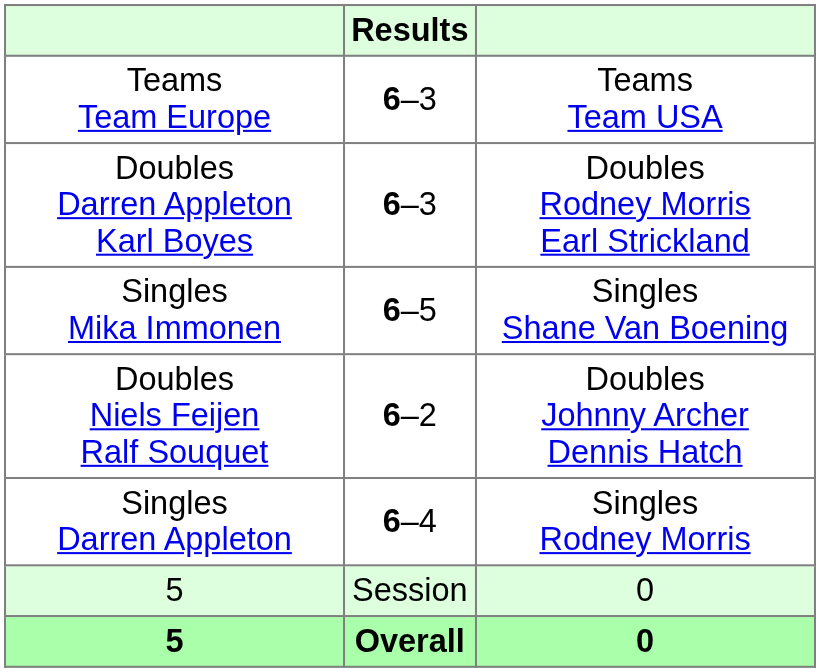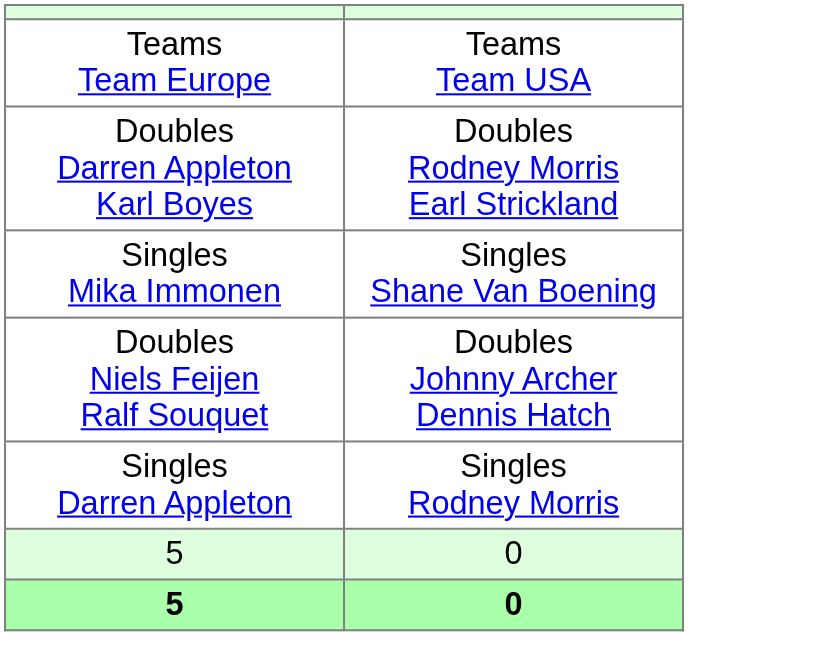- column: (410, 29)
